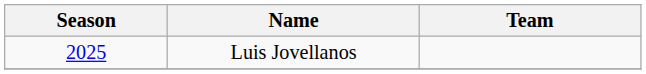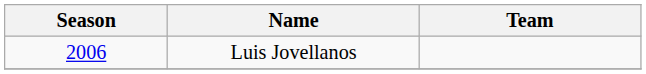(86, 52) 2025 -> (86, 52) 2006
